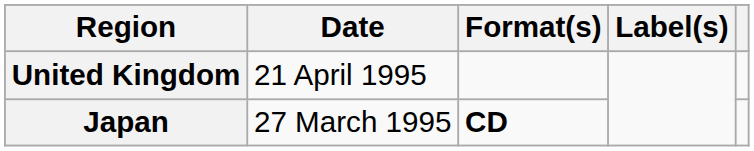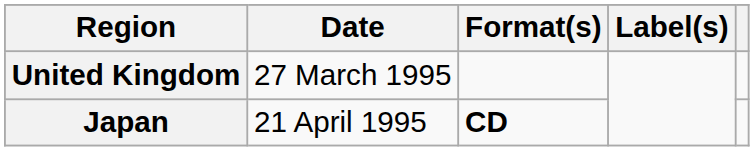(340, 74) 21 April 1995 -> (353, 74) 27 March 1995
(353, 121) 27 March 1995 -> (340, 121) 21 April 1995
